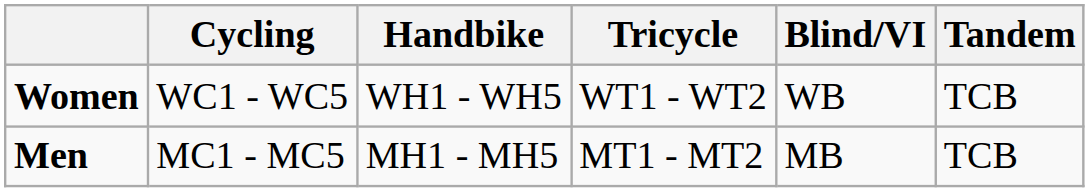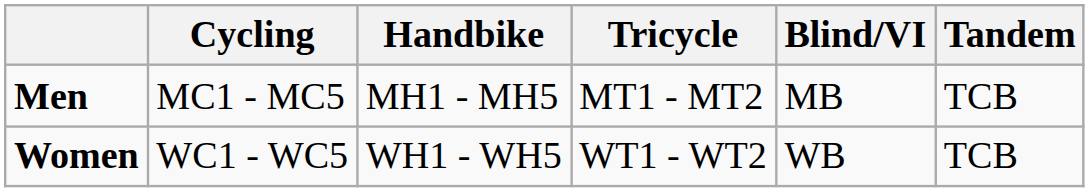rows swapped: (51, 155) <-> (76, 95)
